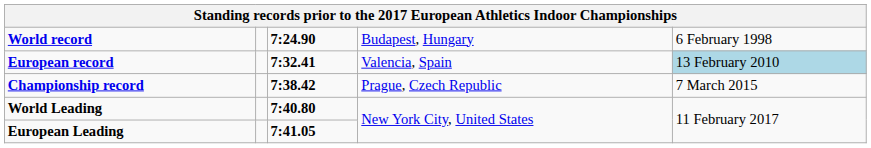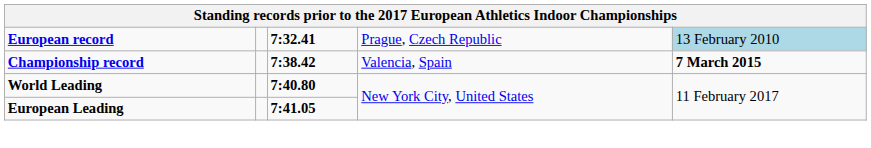- row: (50, 39)
(407, 62) Valencia, Spain -> (431, 39) Prague, Czech Republic
(431, 85) Prague, Czech Republic -> (407, 62) Valencia, Spain
(717, 85) normal -> (718, 62) bold
